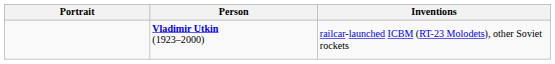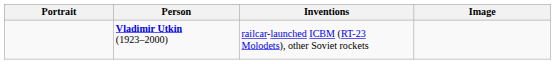+ column: (482, 12)
